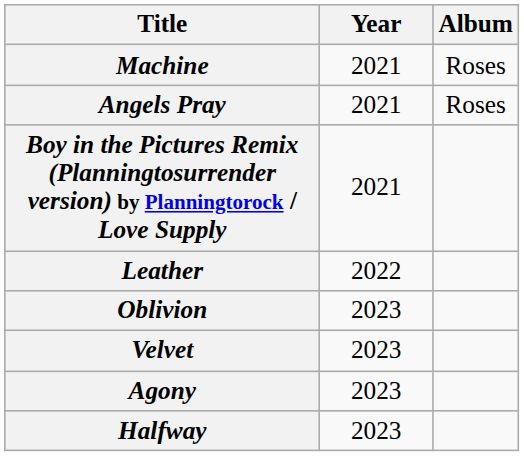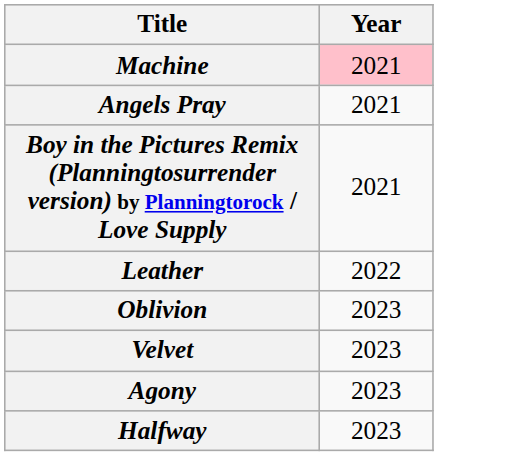- column: (476, 24)
(376, 64) no background -> (376, 64) pink background
